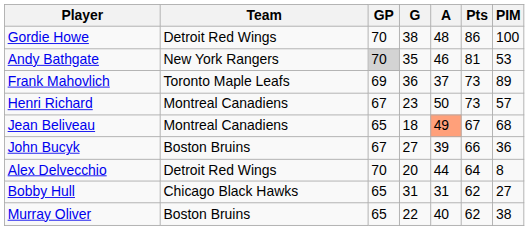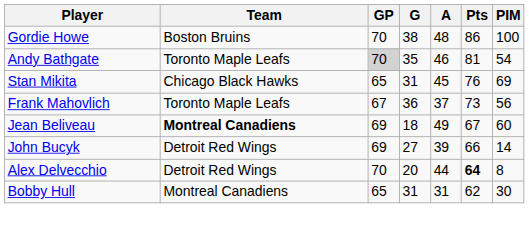(220, 37) Detroit Red Wings -> (207, 37) Boston Bruins
(221, 59) New York Rangers -> (227, 59) Toronto Maple Leafs
(504, 59) 53 -> (504, 59) 54
+ row: (42, 81)
(379, 81) 69 -> (379, 103) 67
(504, 81) 89 -> (504, 103) 56
- row: (50, 103)
(226, 125) normal -> (230, 125) bold
(379, 125) 65 -> (379, 125) 69
(441, 125) lightsalmon background -> (441, 125) no background
(504, 125) 68 -> (504, 125) 60
(207, 147) Boston Bruins -> (220, 147) Detroit Red Wings
(379, 147) 67 -> (379, 147) 69
(504, 147) 36 -> (504, 147) 14
(473, 170) normal -> (473, 170) bold
(231, 192) Chicago Black Hawks -> (226, 192) Montreal Canadiens
(504, 192) 27 -> (504, 192) 30
- row: (49, 214)
